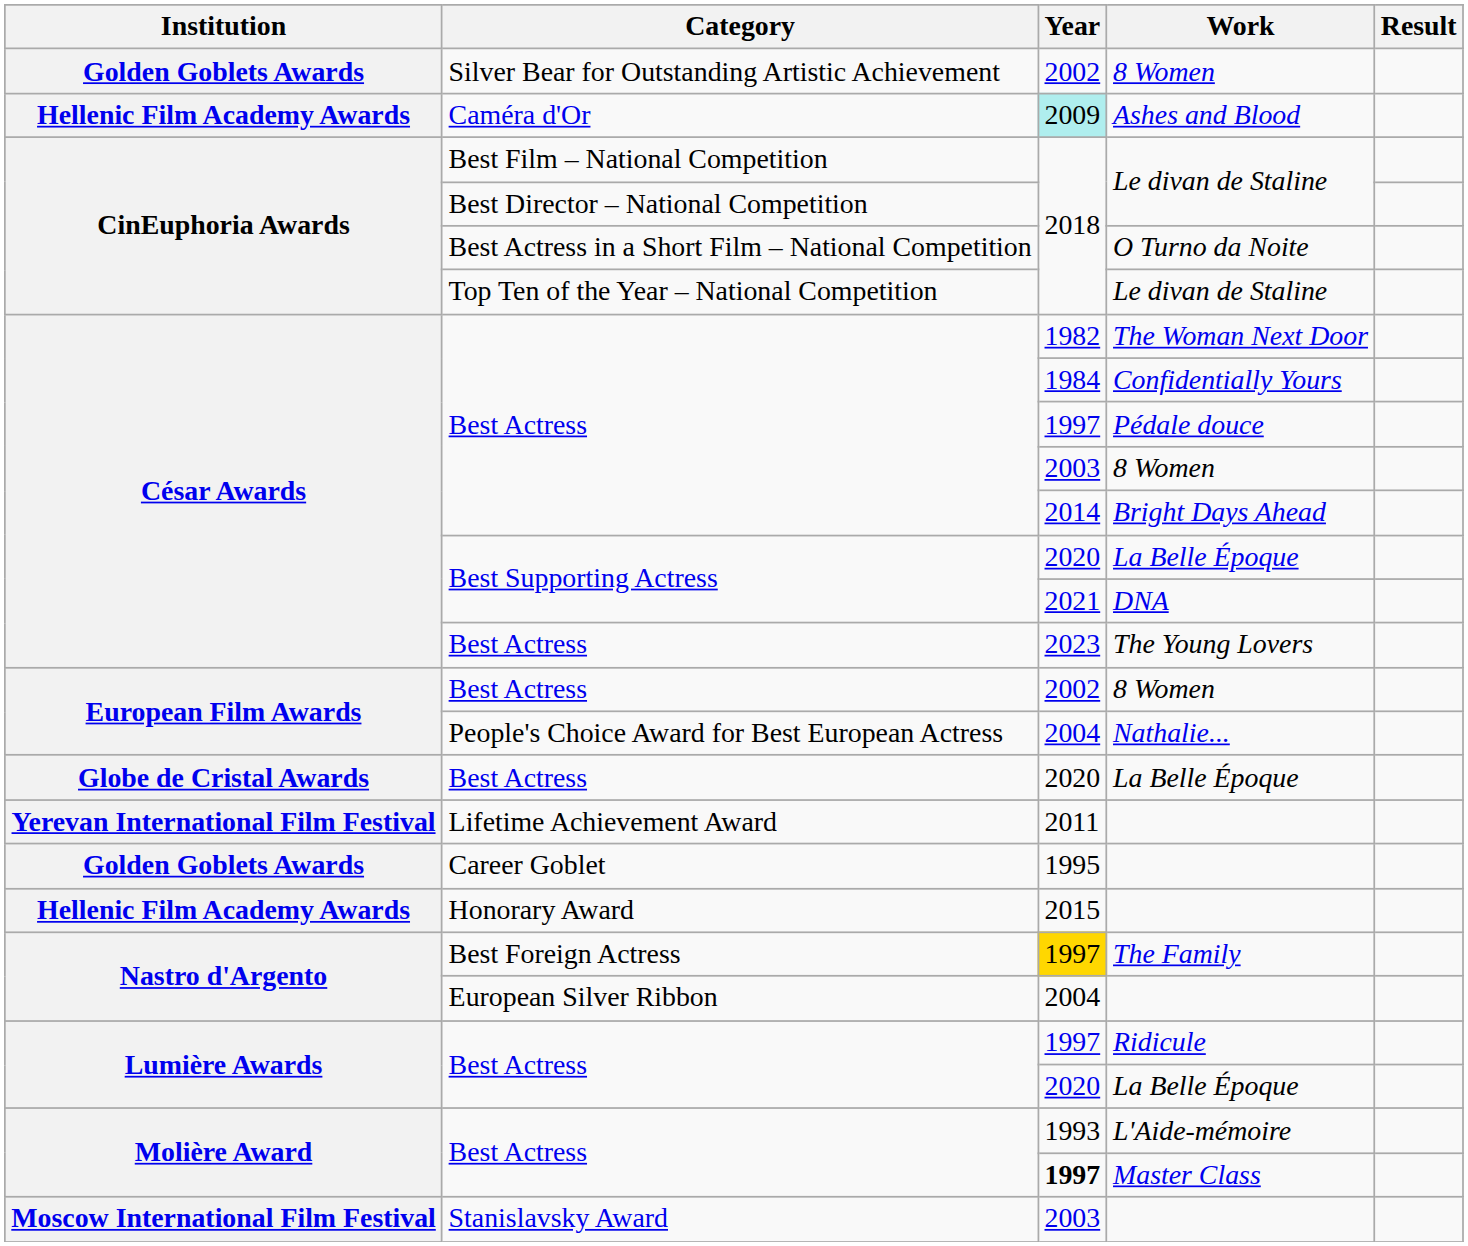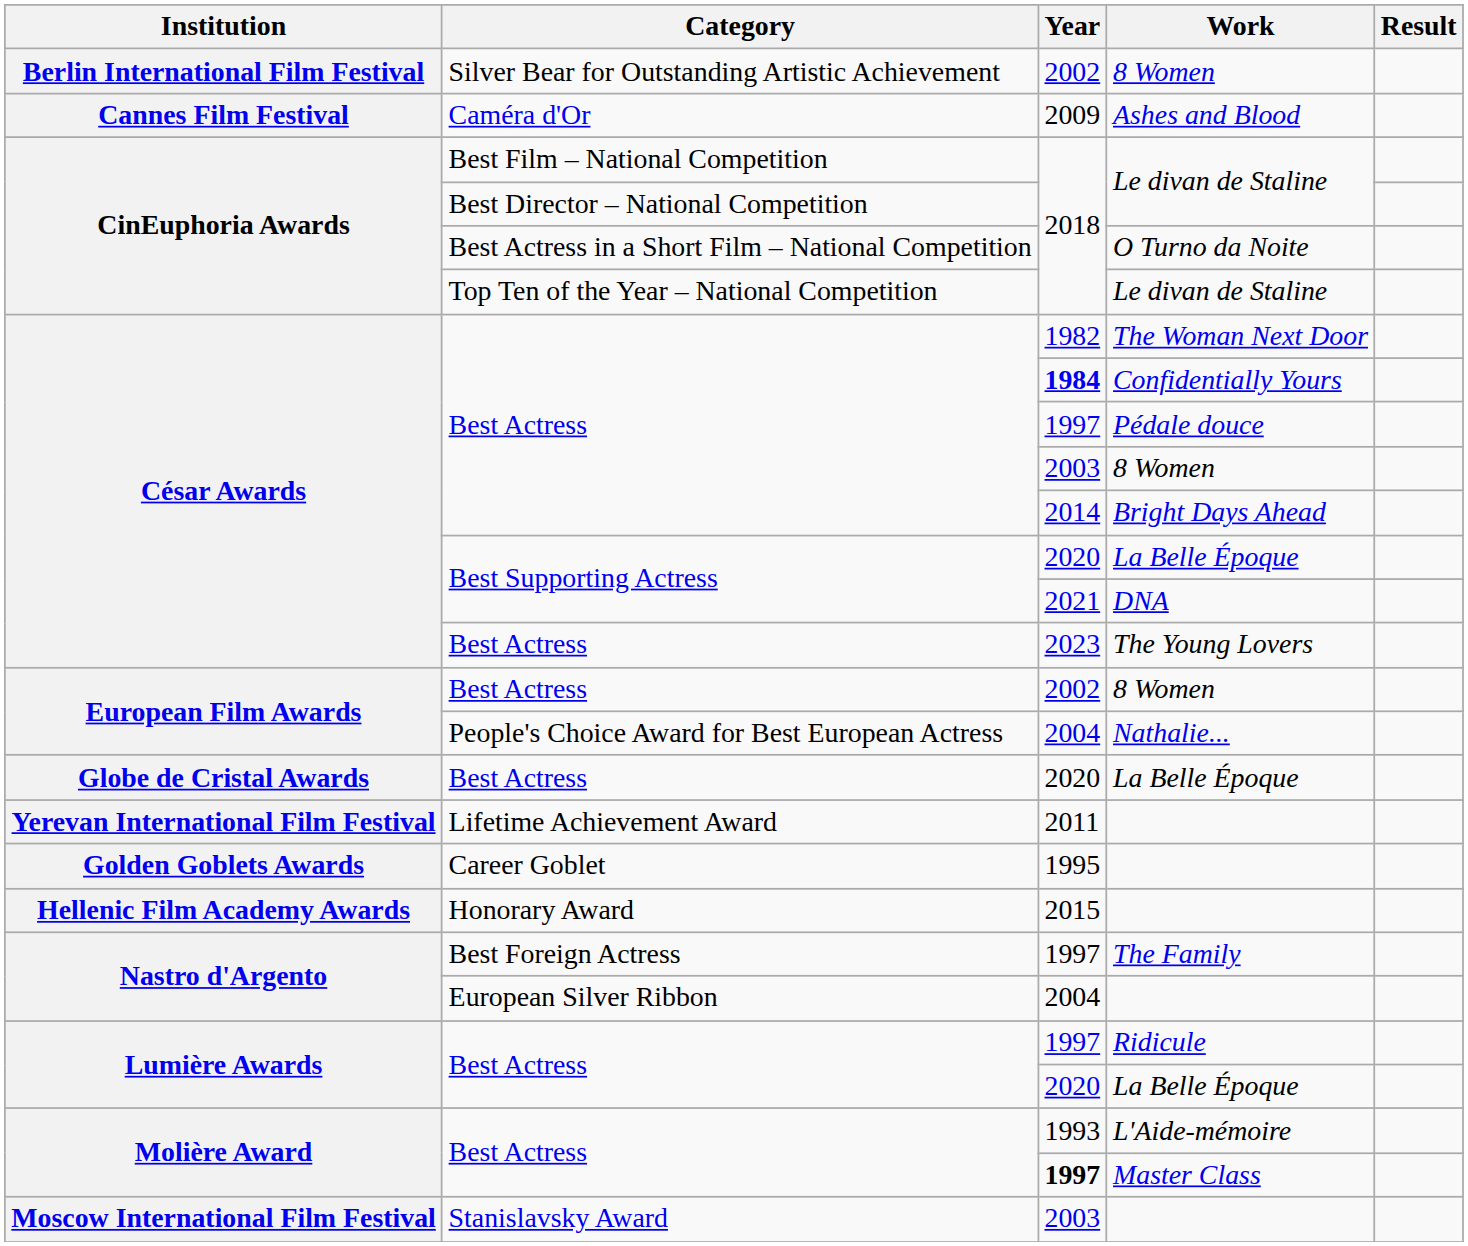(224, 70) Golden Goblets Awards -> (224, 70) Berlin International Film Festival
(224, 114) Hellenic Film Academy Awards -> (224, 114) Cannes Film Festival
(1072, 114) paleturquoise background -> (1072, 114) no background
(1072, 379) normal -> (1072, 379) bold
(1072, 953) gold background -> (1072, 953) no background
